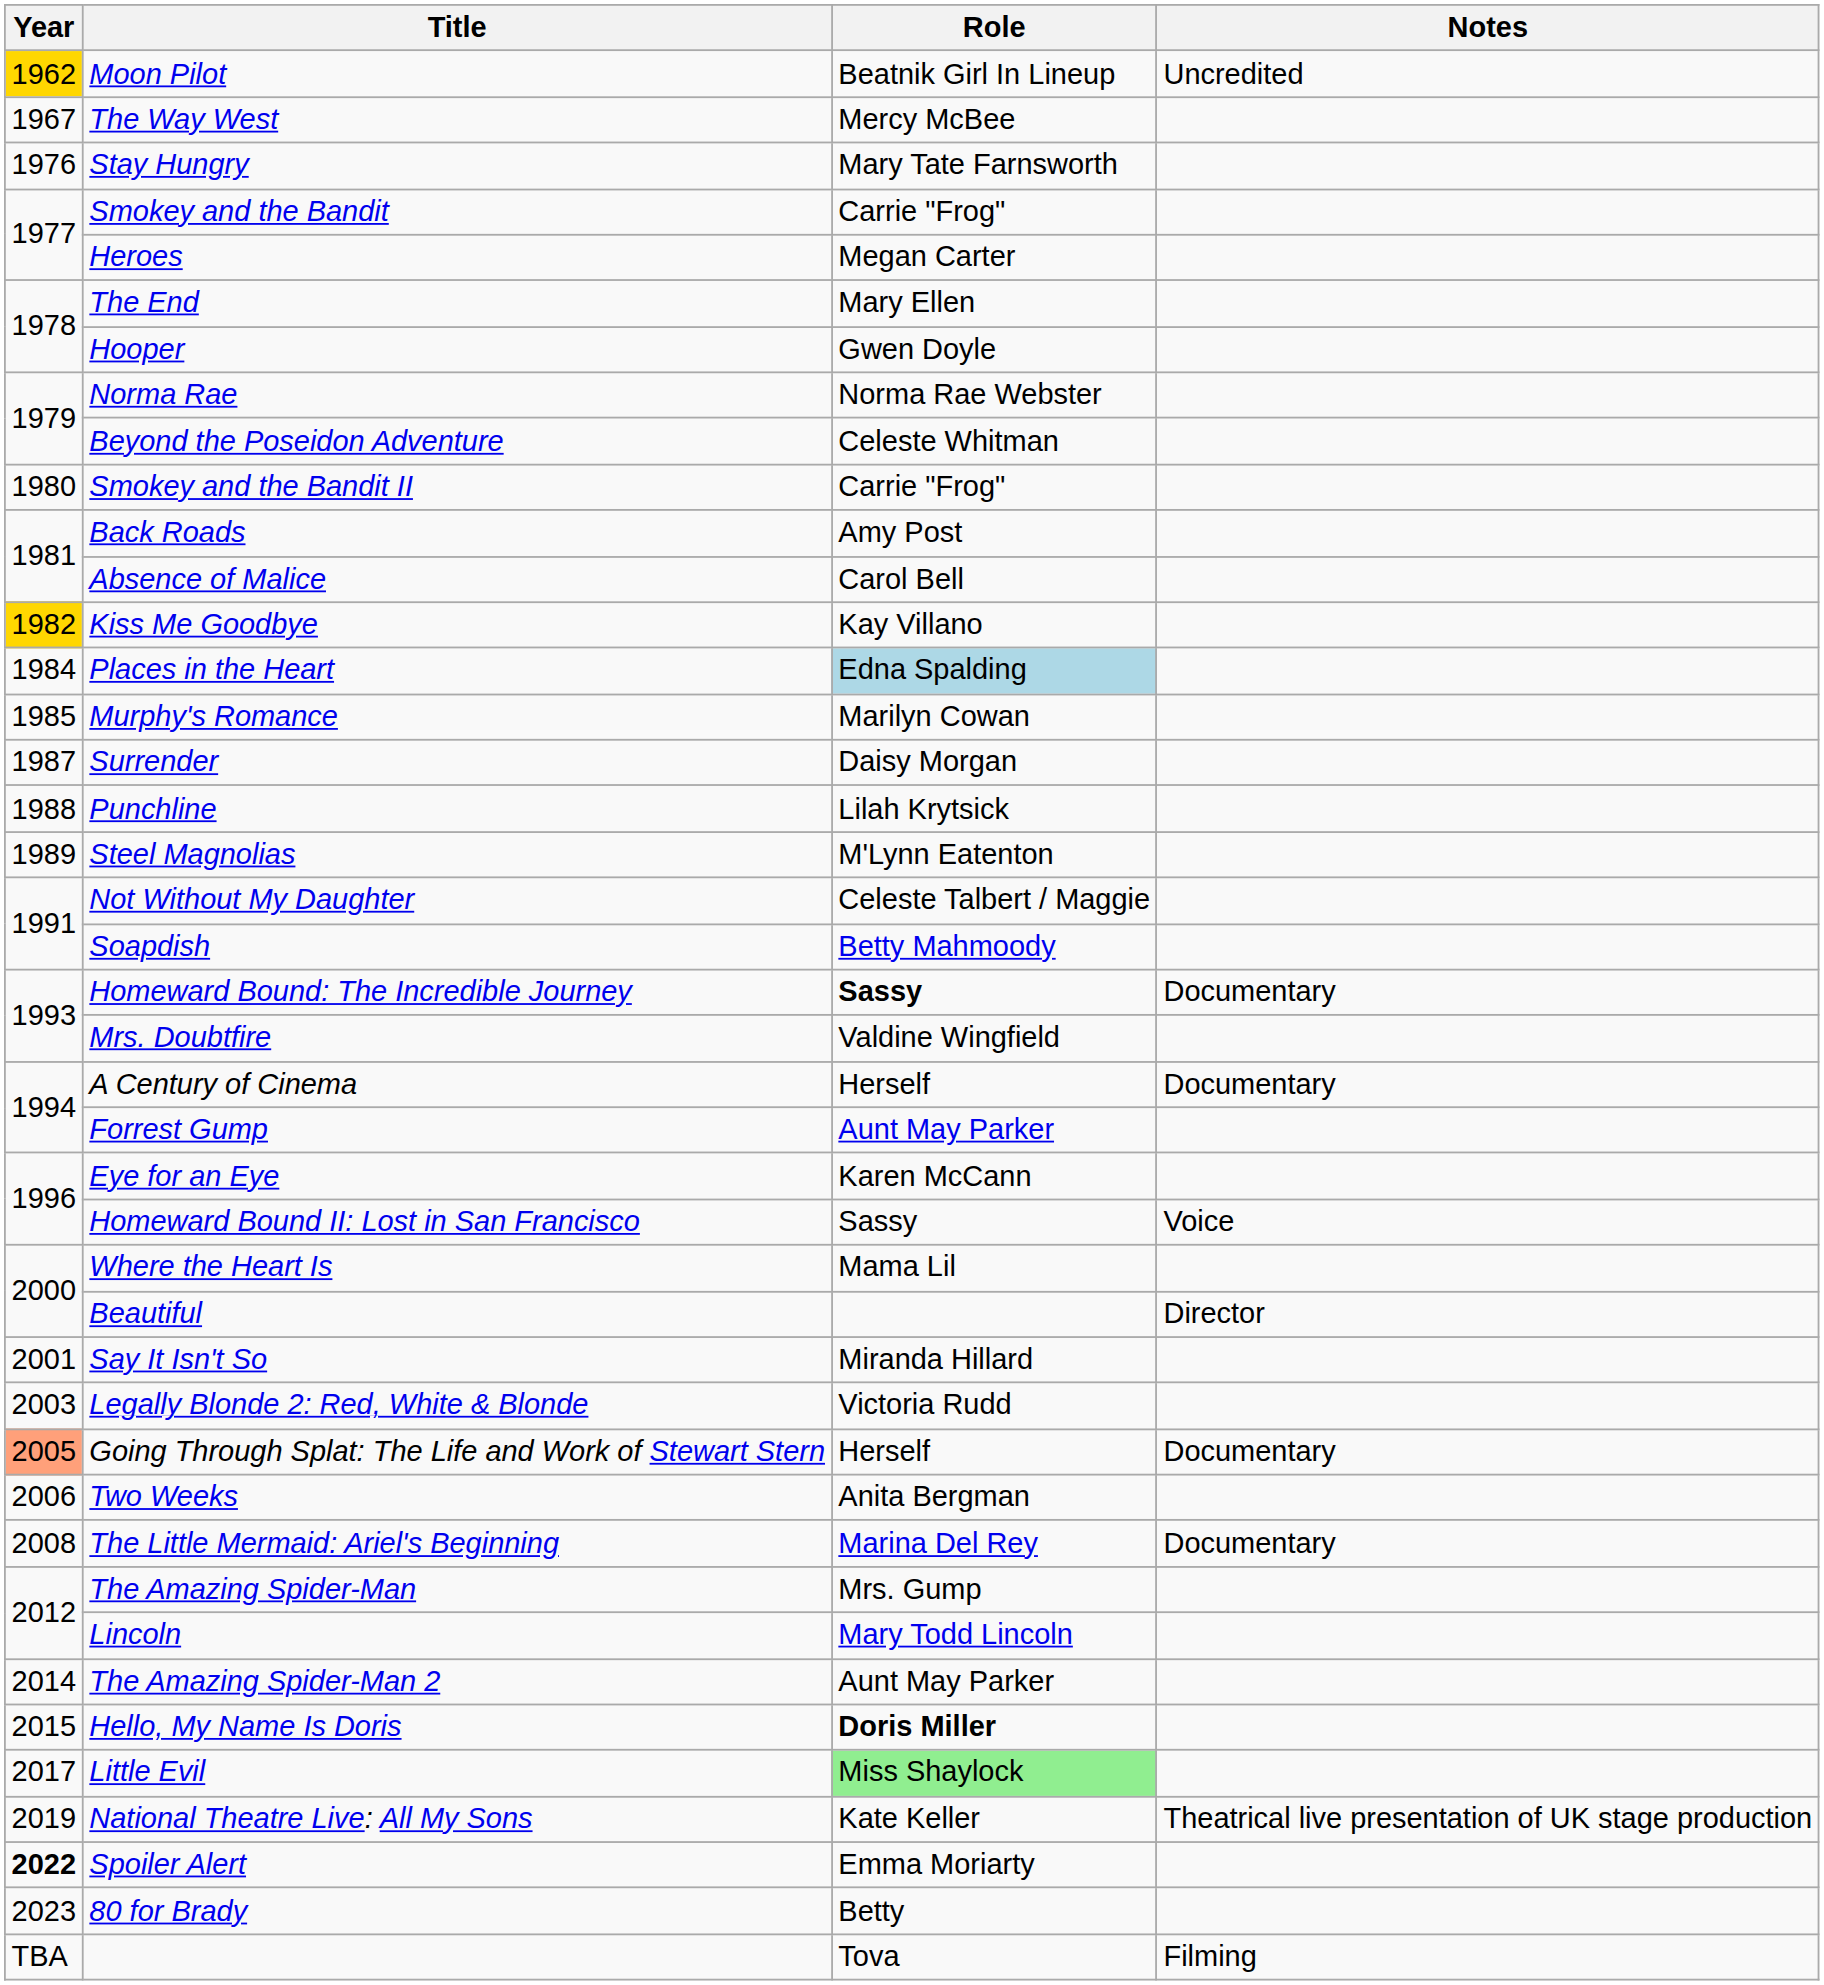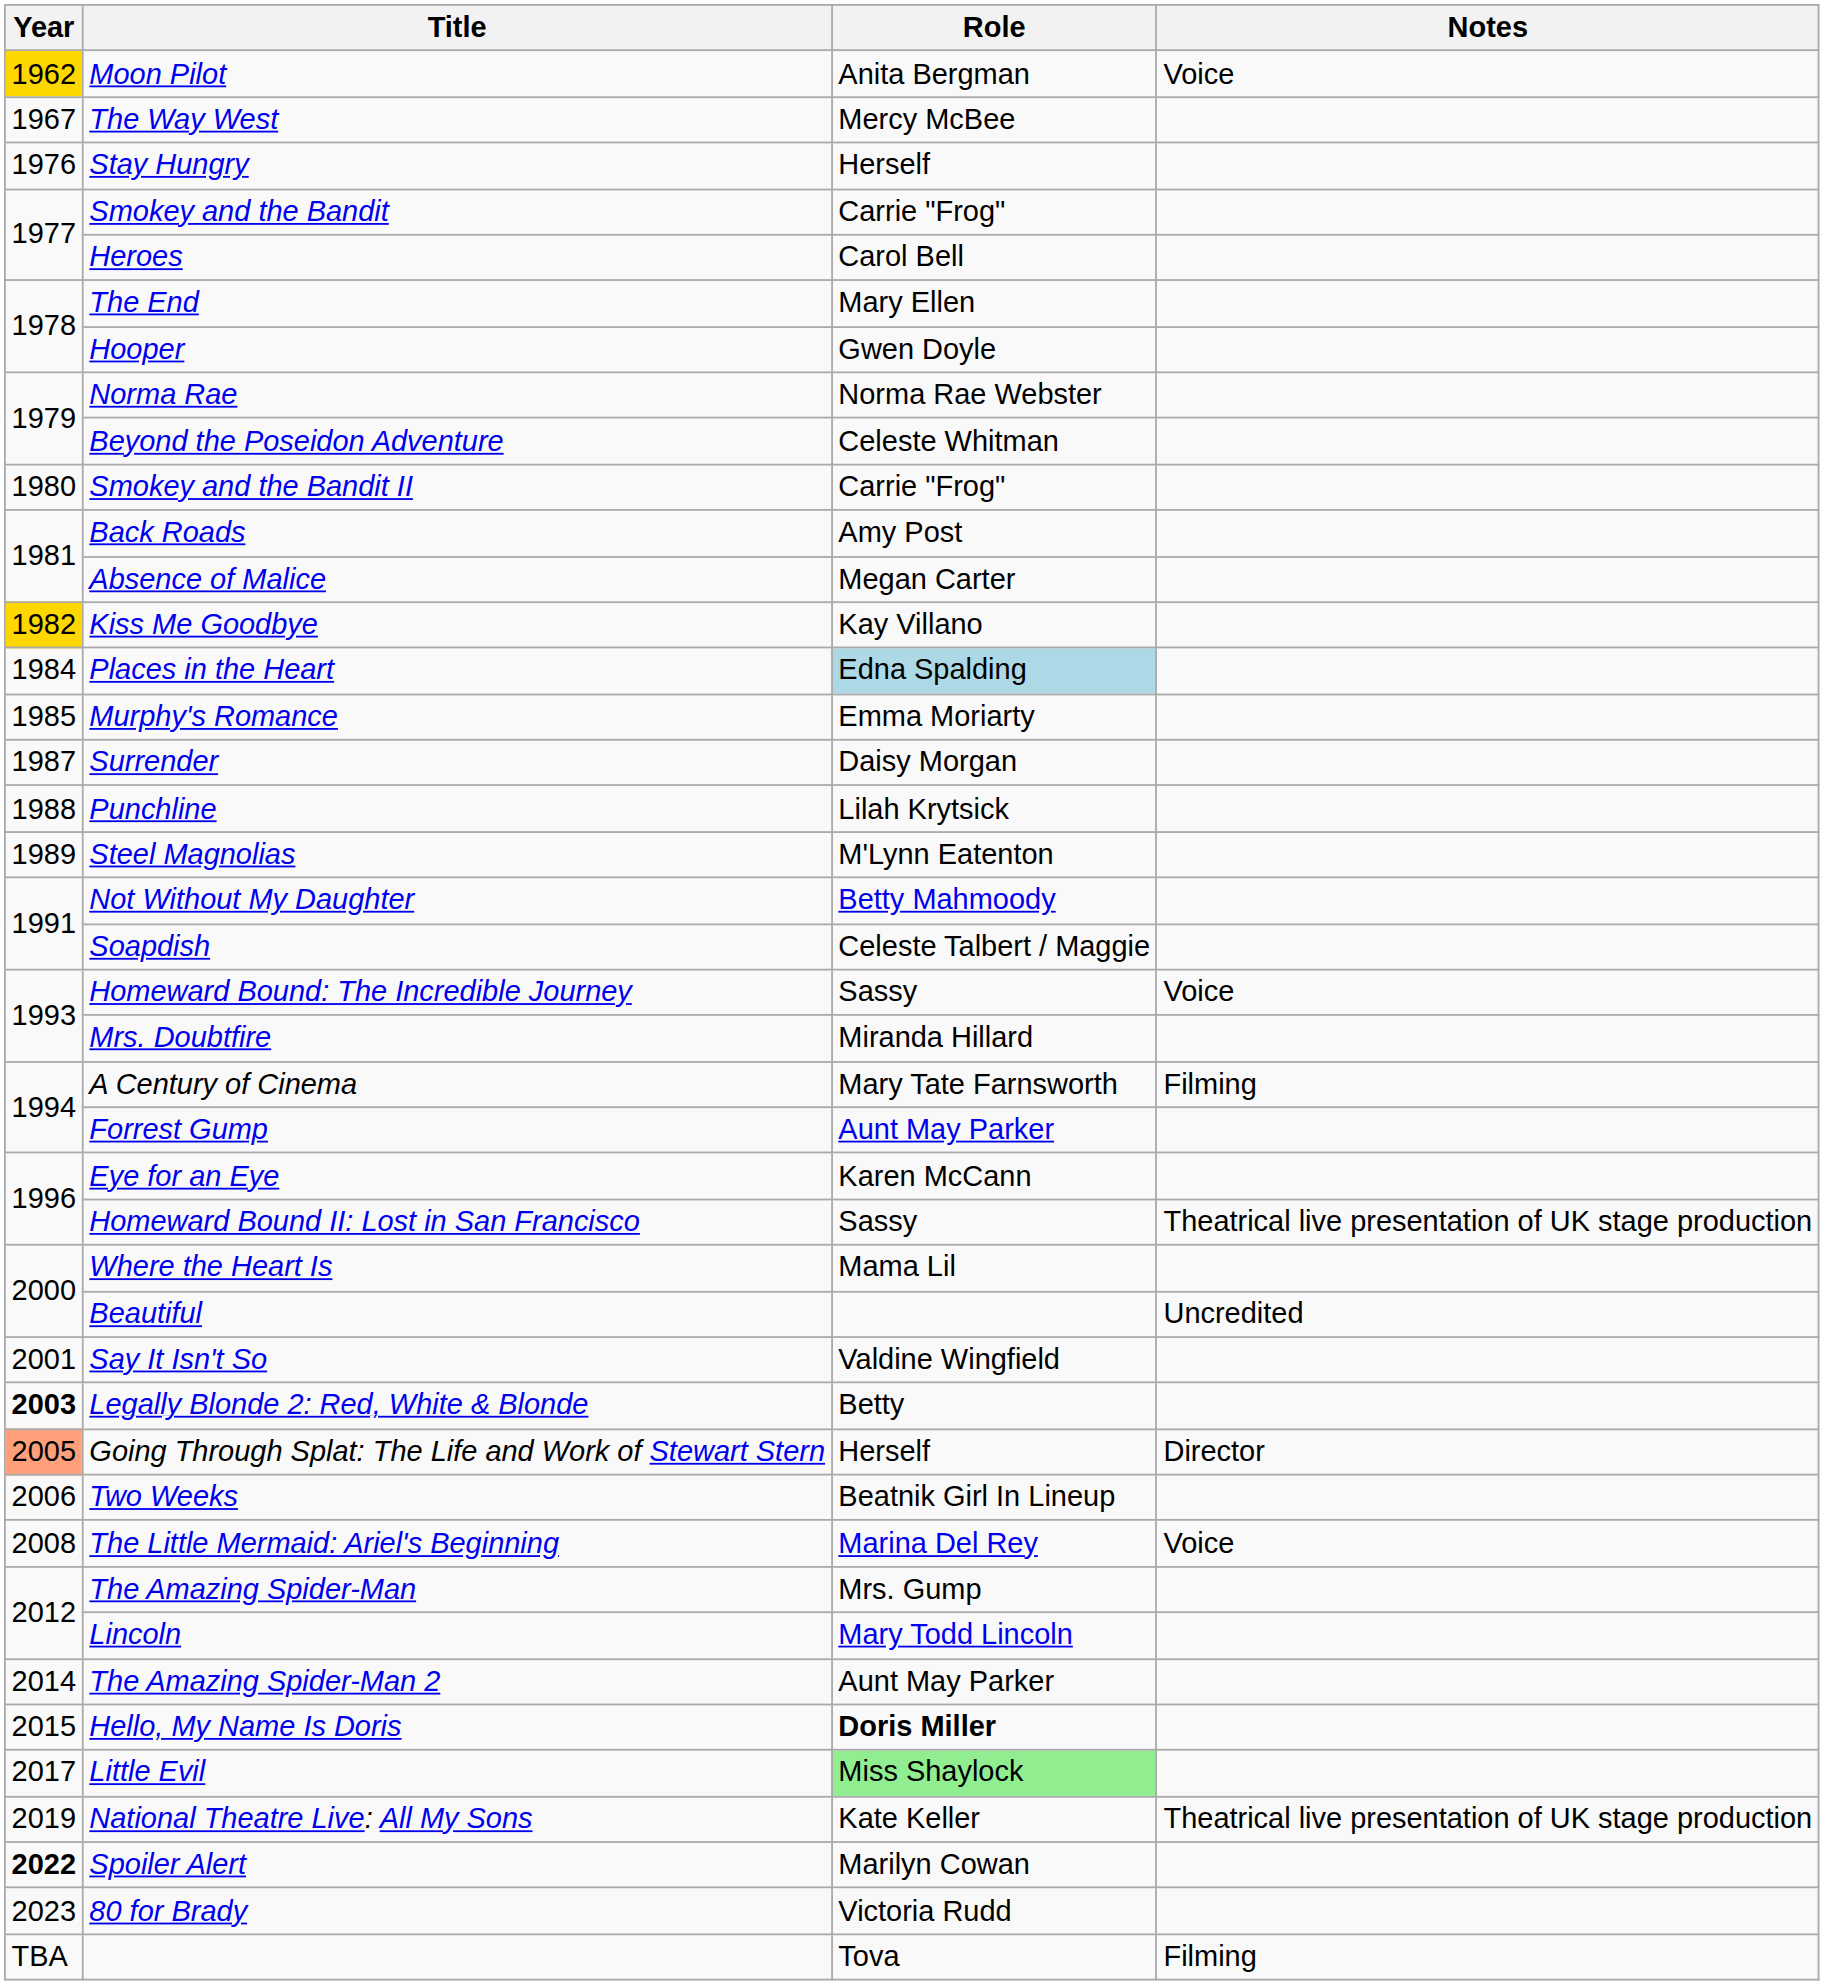(977, 73) Beatnik Girl In Lineup -> (934, 73) Anita Bergman
(1233, 73) Uncredited -> (1199, 73) Voice
(978, 165) Mary Tate Farnsworth -> (884, 165) Herself
(927, 257) Megan Carter -> (901, 257) Carol Bell
(901, 578) Carol Bell -> (927, 578) Megan Carter
(934, 716) Marilyn Cowan -> (937, 716) Emma Moriarty
(994, 900) Celeste Talbert / Maggie -> (947, 900) Betty Mahmoody
(947, 946) Betty Mahmoody -> (994, 946) Celeste Talbert / Maggie
(880, 991) bold -> (878, 991) normal
(1250, 991) Documentary -> (1199, 991) Voice
(949, 1037) Valdine Wingfield -> (936, 1037) Miranda Hillard
(884, 1083) Herself -> (978, 1083) Mary Tate Farnsworth
(1250, 1083) Documentary -> (1210, 1083) Filming
(1199, 1221) Voice -> (1488, 1221) Theatrical live presentation of UK stage production
(1214, 1313) Director -> (1233, 1313) Uncredited
(936, 1359) Miranda Hillard -> (949, 1359) Valdine Wingfield
(44, 1405) normal -> (44, 1405) bold
(925, 1405) Victoria Rudd -> (871, 1405) Betty
(1250, 1451) Documentary -> (1214, 1451) Director
(934, 1497) Anita Bergman -> (977, 1497) Beatnik Girl In Lineup
(1250, 1543) Documentary -> (1199, 1543) Voice
(937, 1864) Emma Moriarty -> (934, 1864) Marilyn Cowan
(871, 1910) Betty -> (925, 1910) Victoria Rudd
